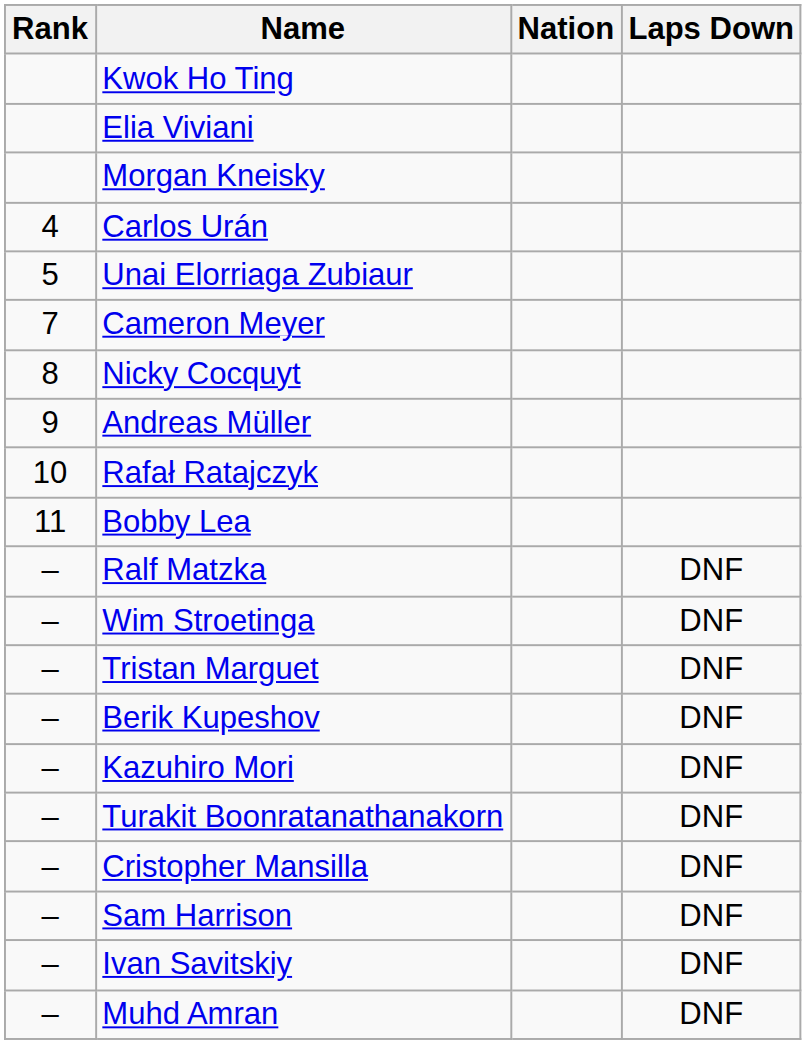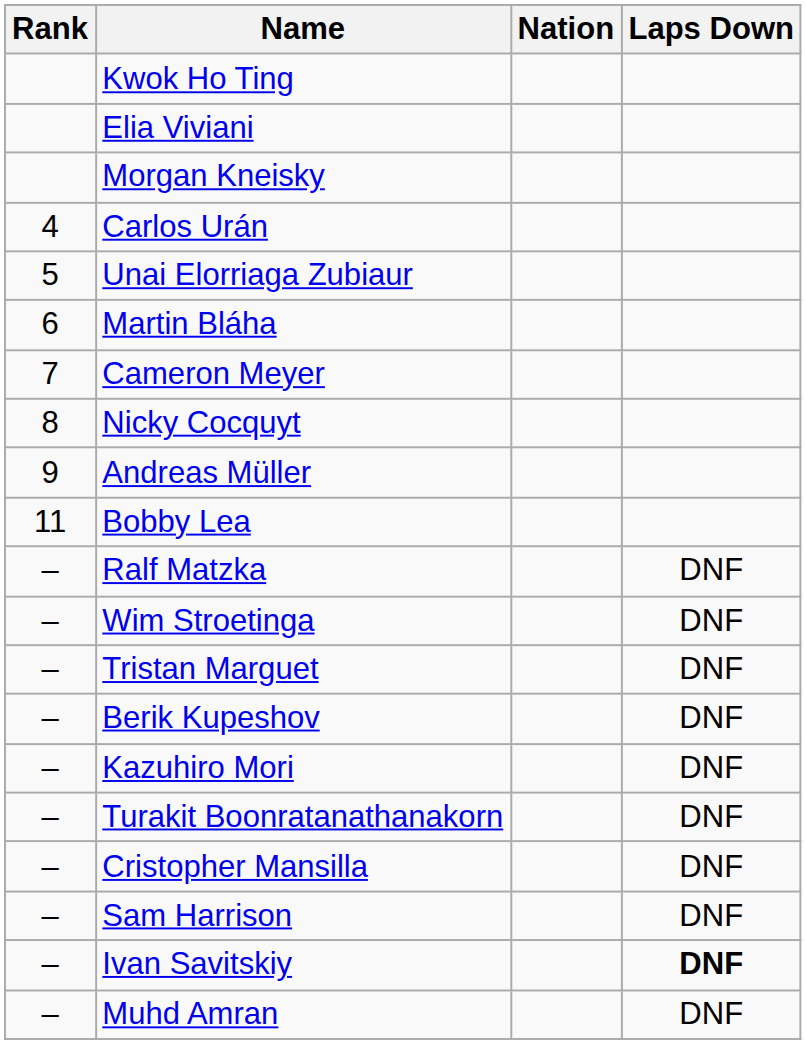+ row: (189, 324)
- row: (210, 472)
(711, 964) normal -> (711, 964) bold
